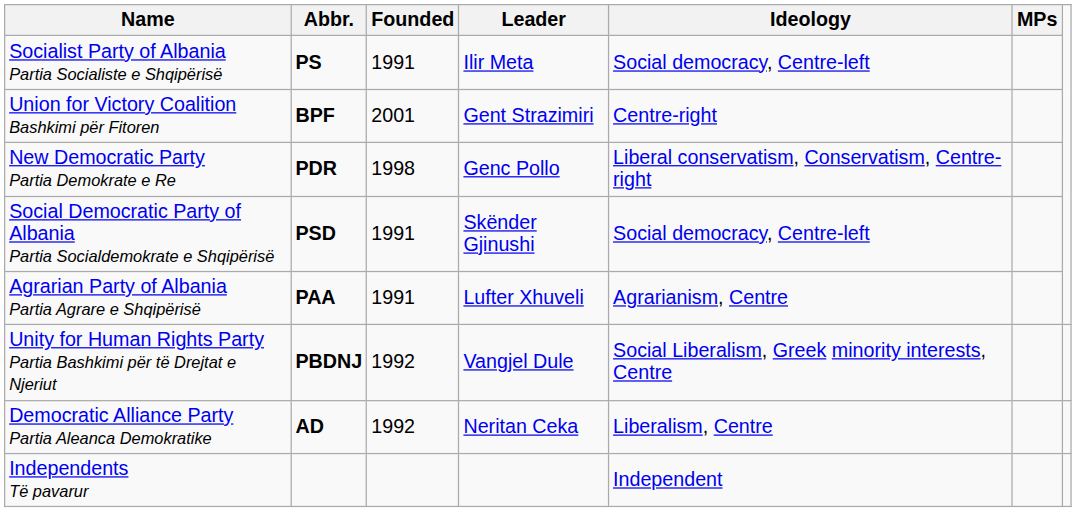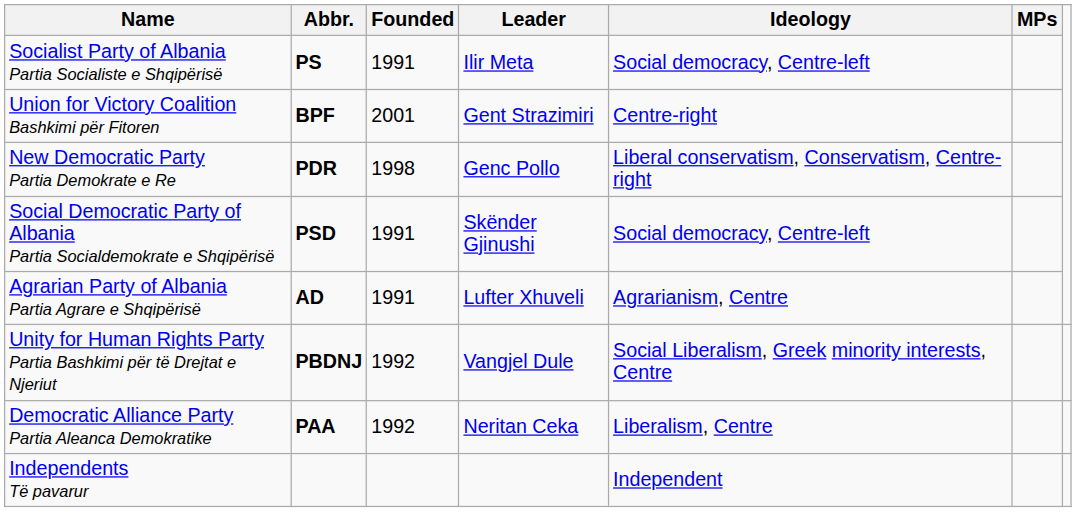(316, 297) PAA -> (310, 297) AD
(310, 426) AD -> (316, 426) PAA
